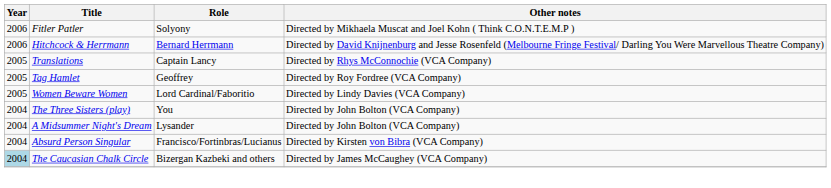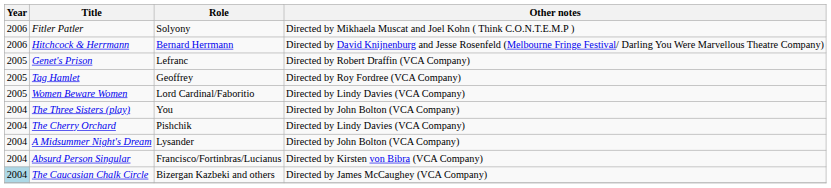- row: (57, 61)
+ row: (62, 61)
+ row: (74, 126)
